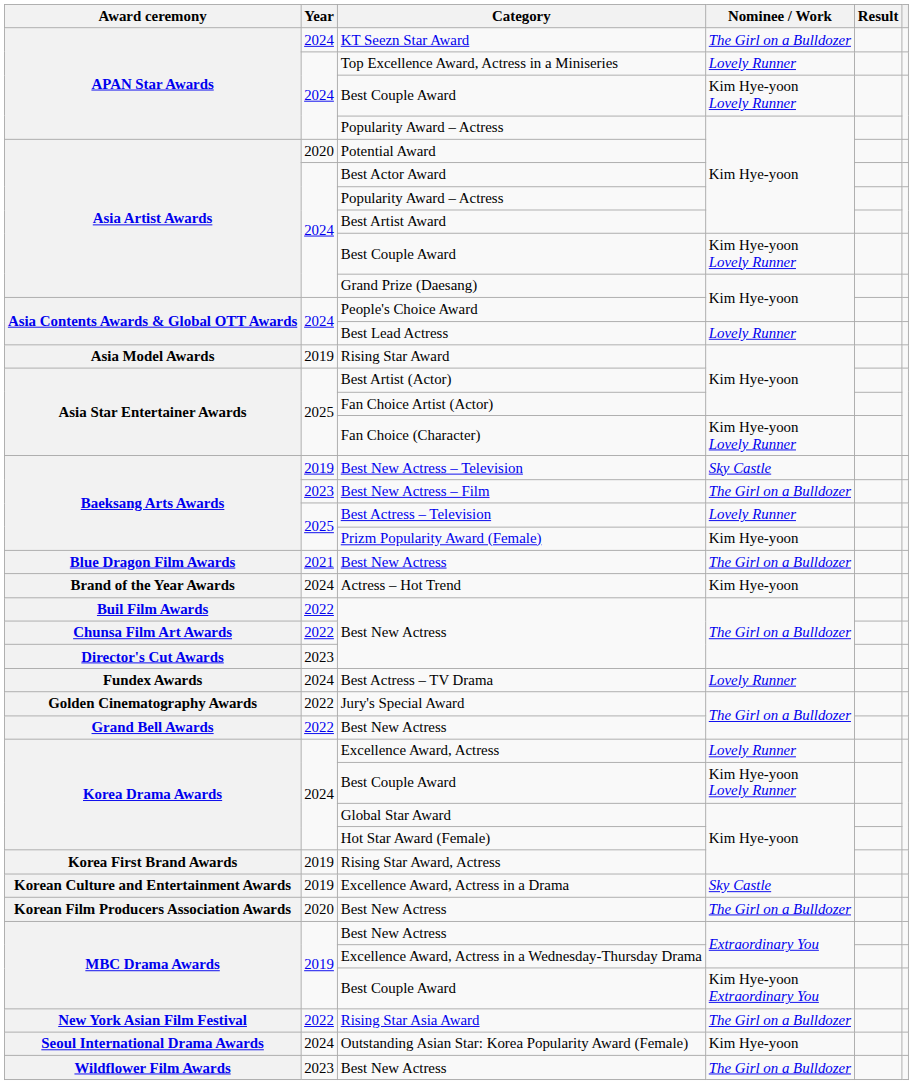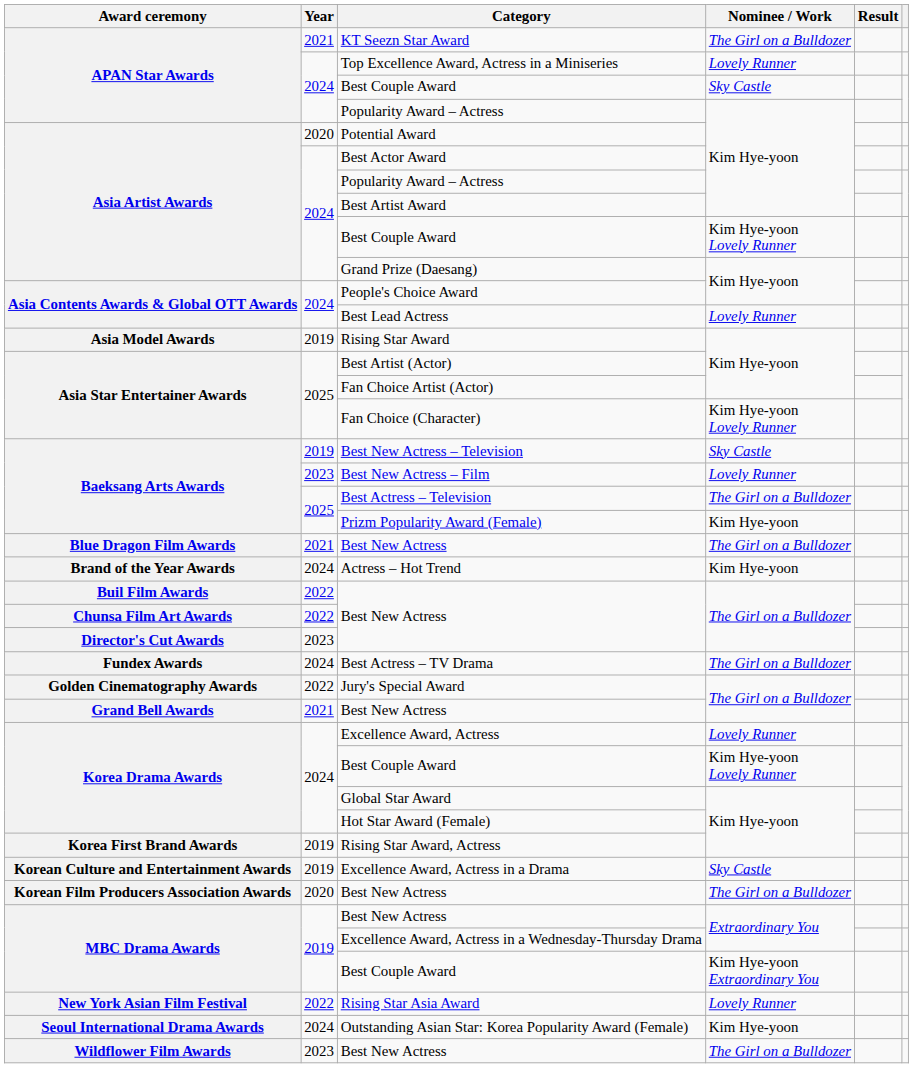(319, 39) 2024 -> (319, 39) 2021
(754, 95) Kim Hye-yoon Lovely Runner -> (740, 87) Sky Castle
(780, 491) The Girl on a Bulldozer -> (752, 474) Lovely Runner
(752, 514) Lovely Runner -> (780, 498) The Girl on a Bulldozer
(752, 680) Lovely Runner -> (780, 663) The Girl on a Bulldozer
(319, 727) 2022 -> (319, 710) 2021
(780, 1020) The Girl on a Bulldozer -> (752, 1003) Lovely Runner
